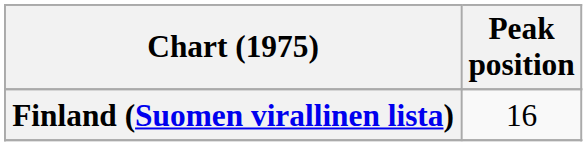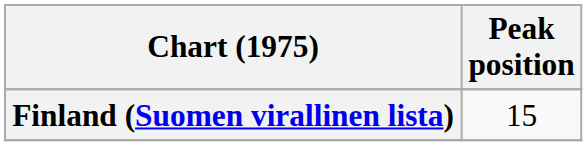(522, 114) 16 -> (522, 114) 15
